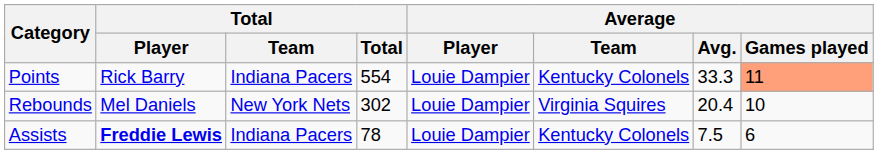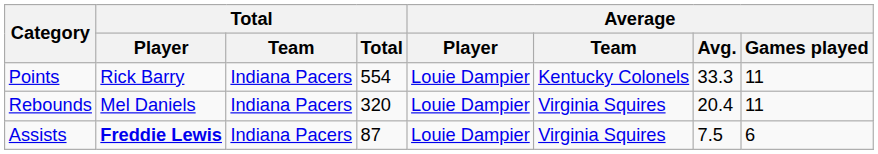(754, 76) lightsalmon background -> (754, 76) no background
(290, 105) New York Nets -> (291, 105) Indiana Pacers
(376, 105) 302 -> (376, 105) 320
(755, 105) 10 -> (754, 105) 11
(371, 134) 78 -> (371, 134) 87
(614, 134) Kentucky Colonels -> (602, 134) Virginia Squires
